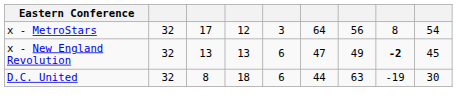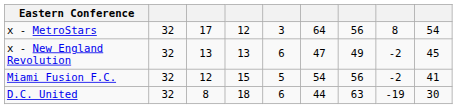(395, 54) bold -> (395, 54) normal
+ row: (62, 78)
